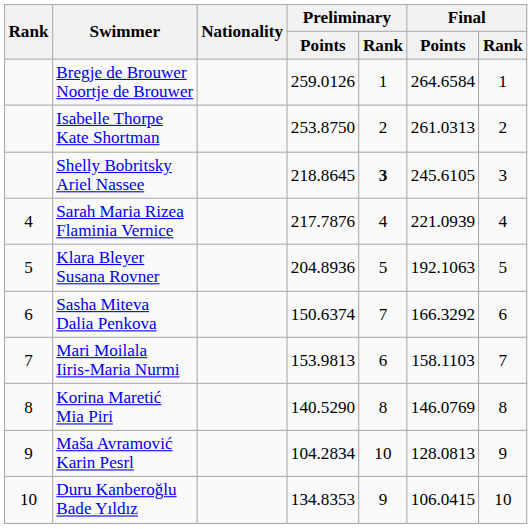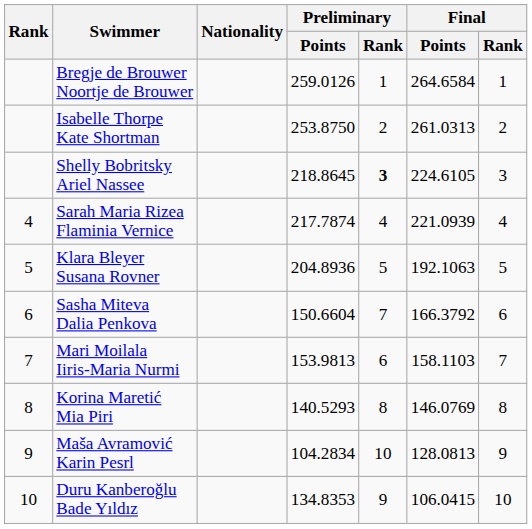(443, 174) 245.6105 -> (443, 174) 224.6105
(323, 221) 217.7876 -> (323, 221) 217.7874
(323, 314) 150.6374 -> (323, 314) 150.6604
(443, 314) 166.3292 -> (443, 314) 166.3792
(323, 406) 140.5290 -> (323, 406) 140.5293
